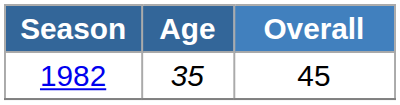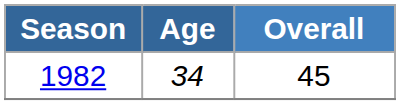(187, 76) 35 -> (187, 76) 34
